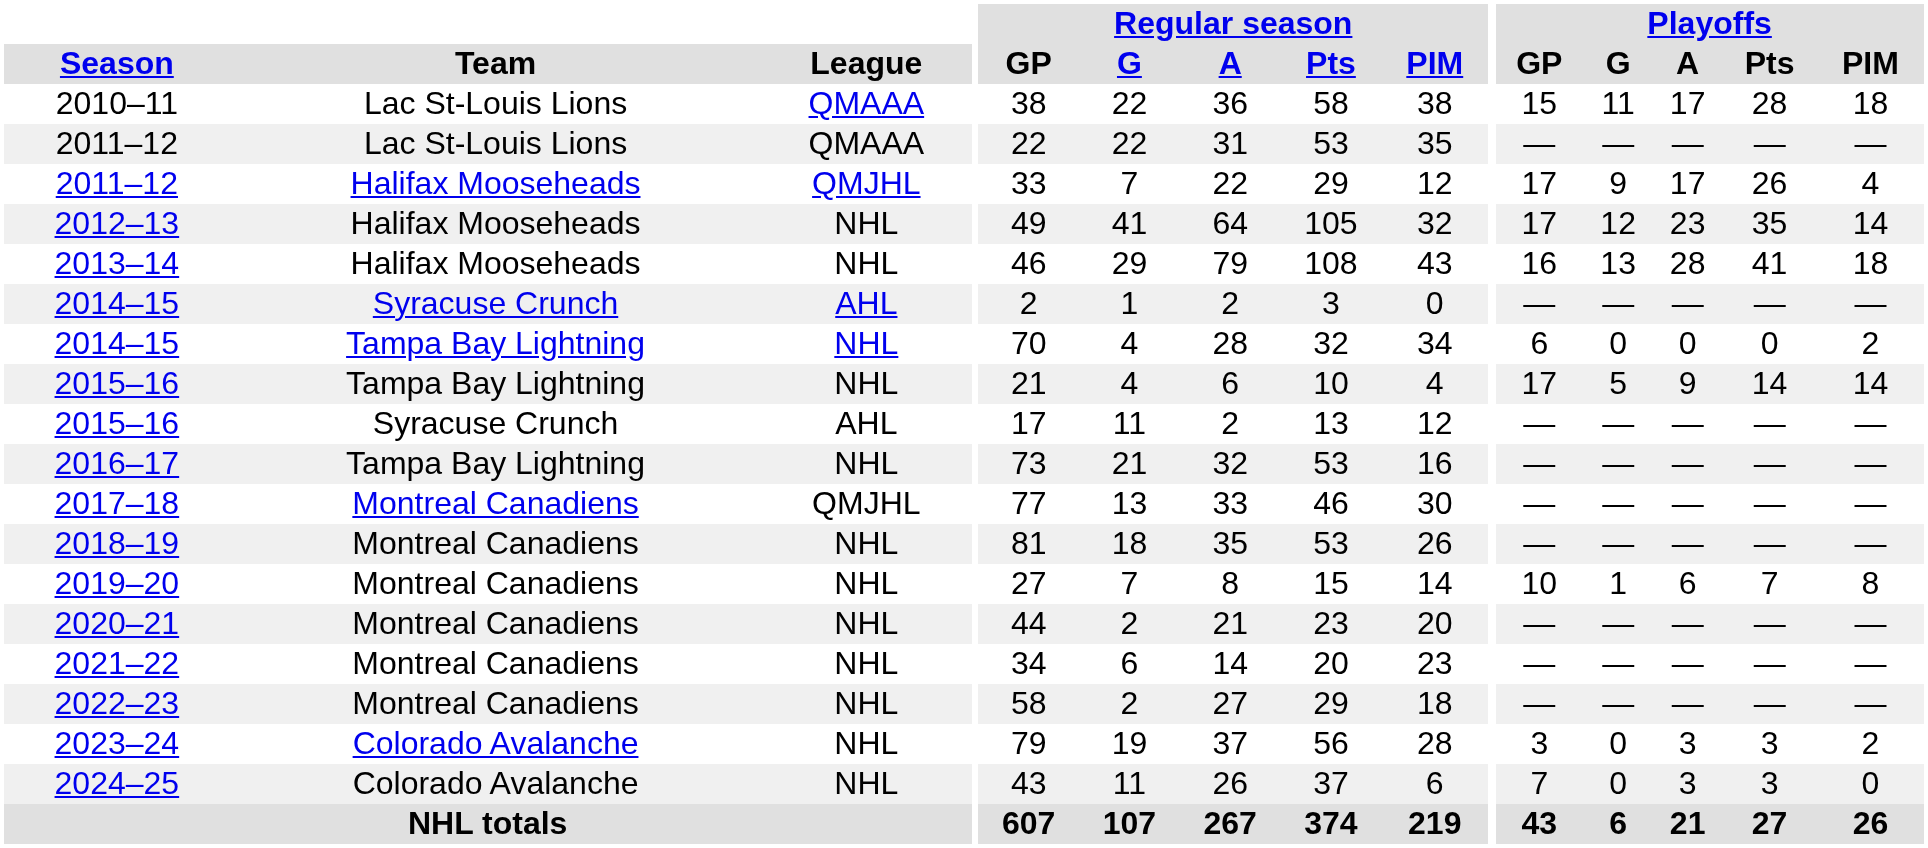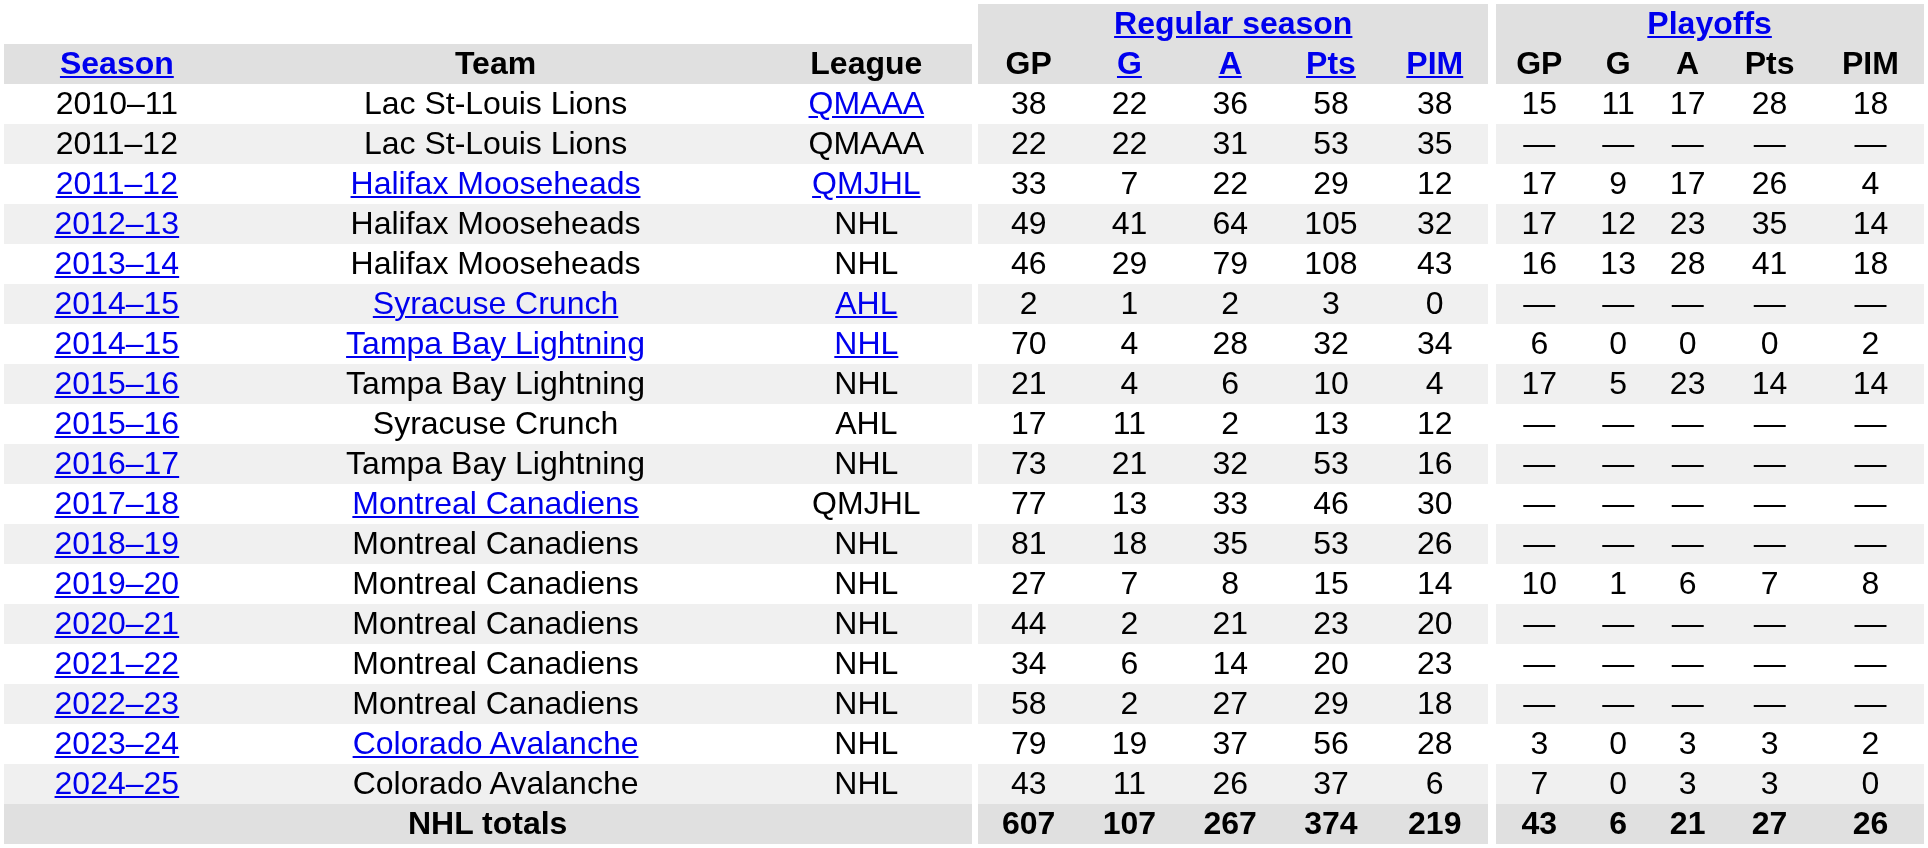(1688, 383) 9 -> (1688, 383) 23
